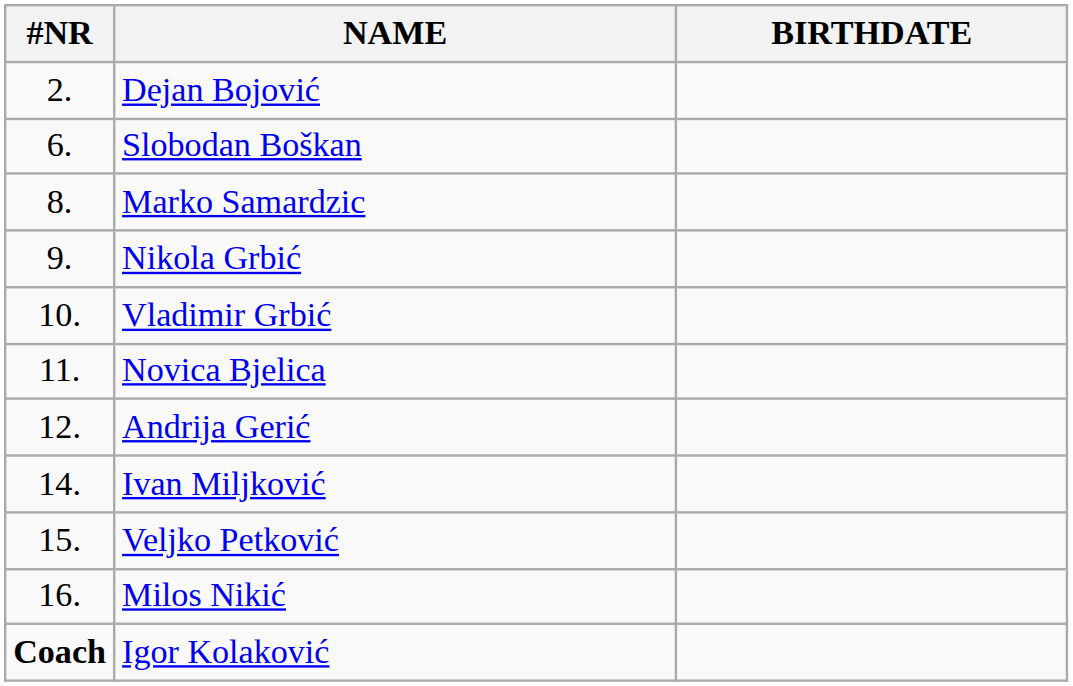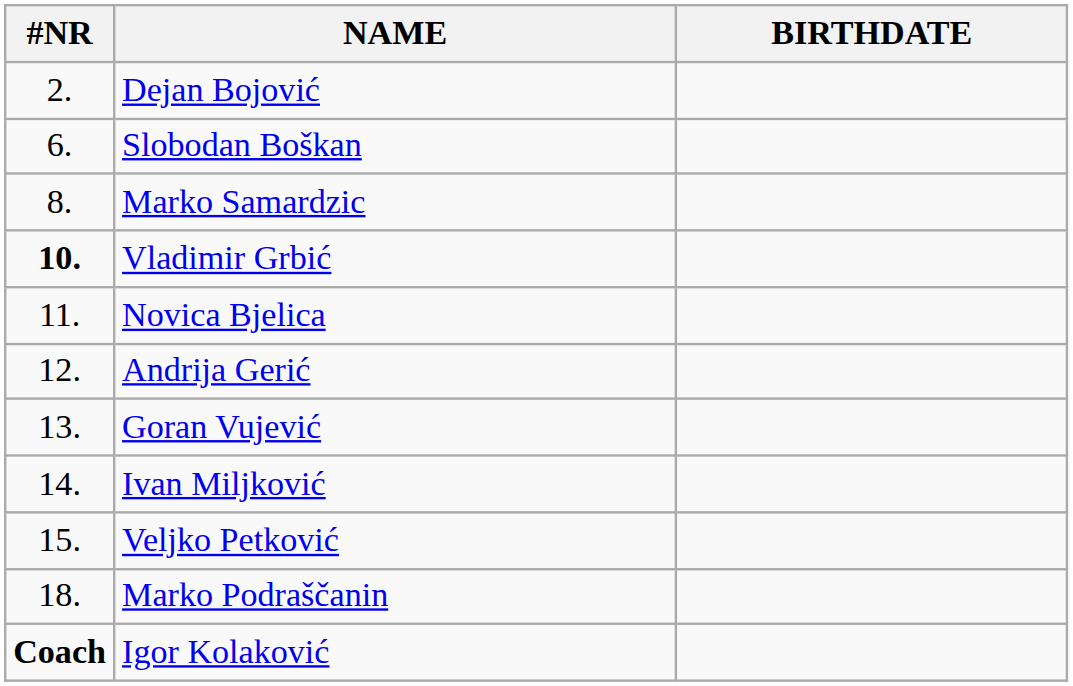- row: (212, 258)
(60, 314) normal -> (60, 258) bold
+ row: (222, 427)
- row: (204, 595)
+ row: (255, 595)
